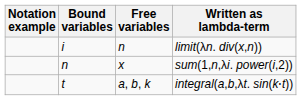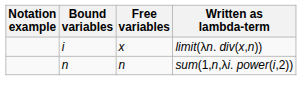(121, 46) n -> (122, 46) x
(121, 65) x -> (122, 65) n
- row: (234, 85)
